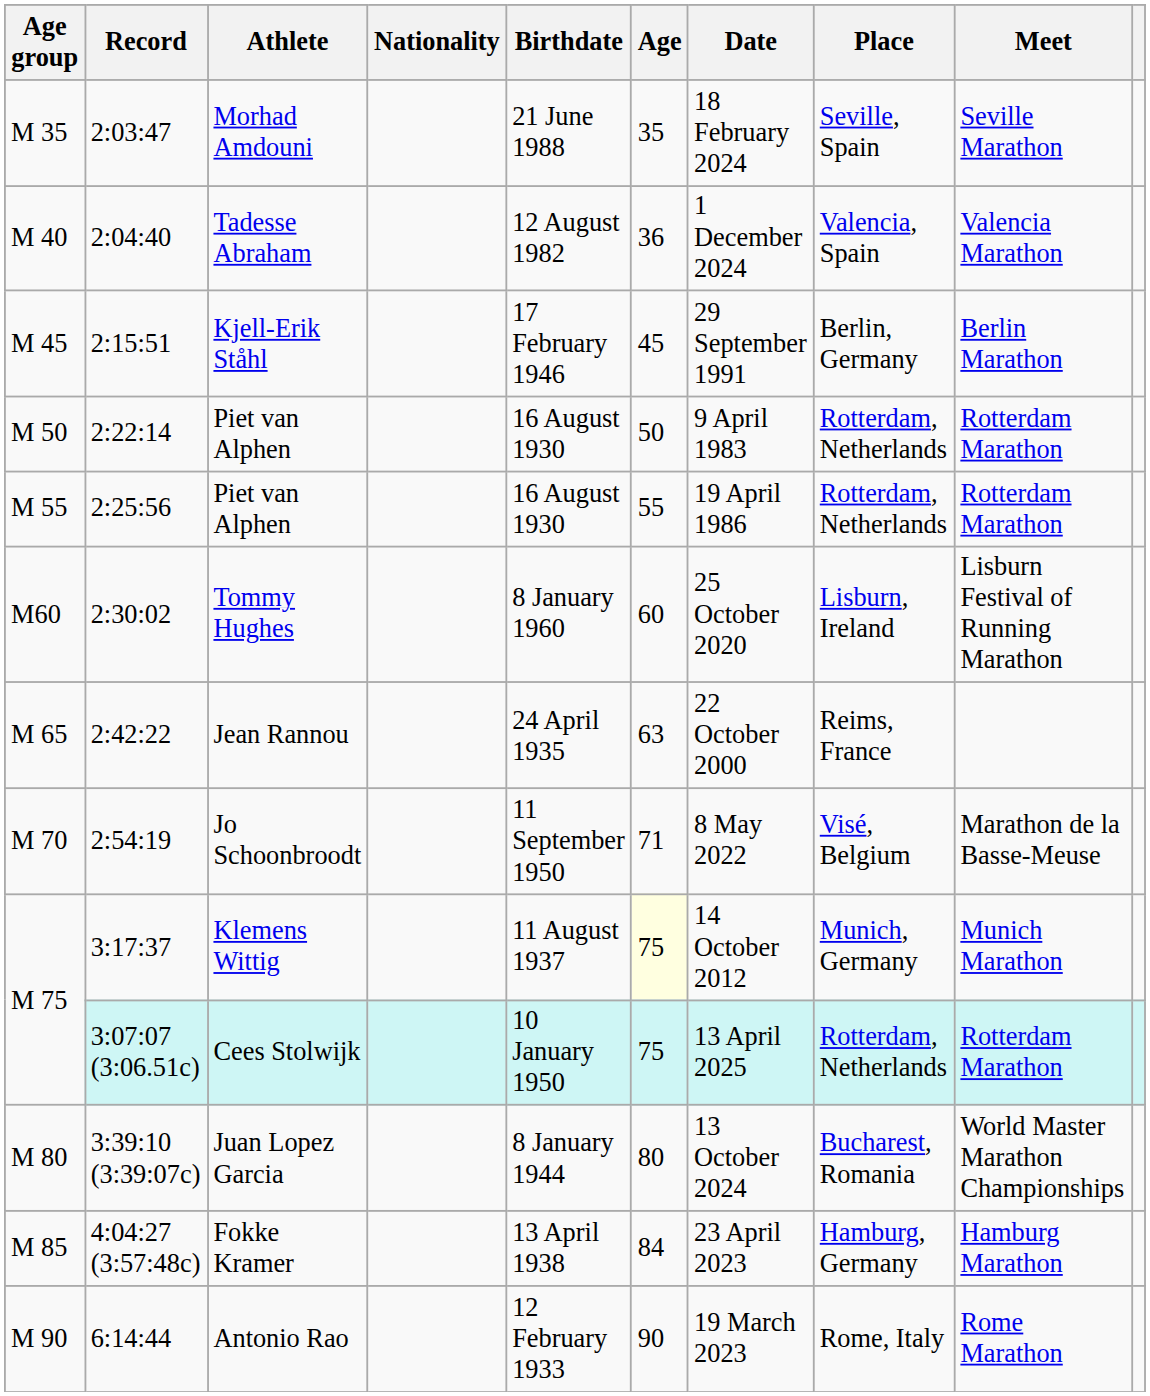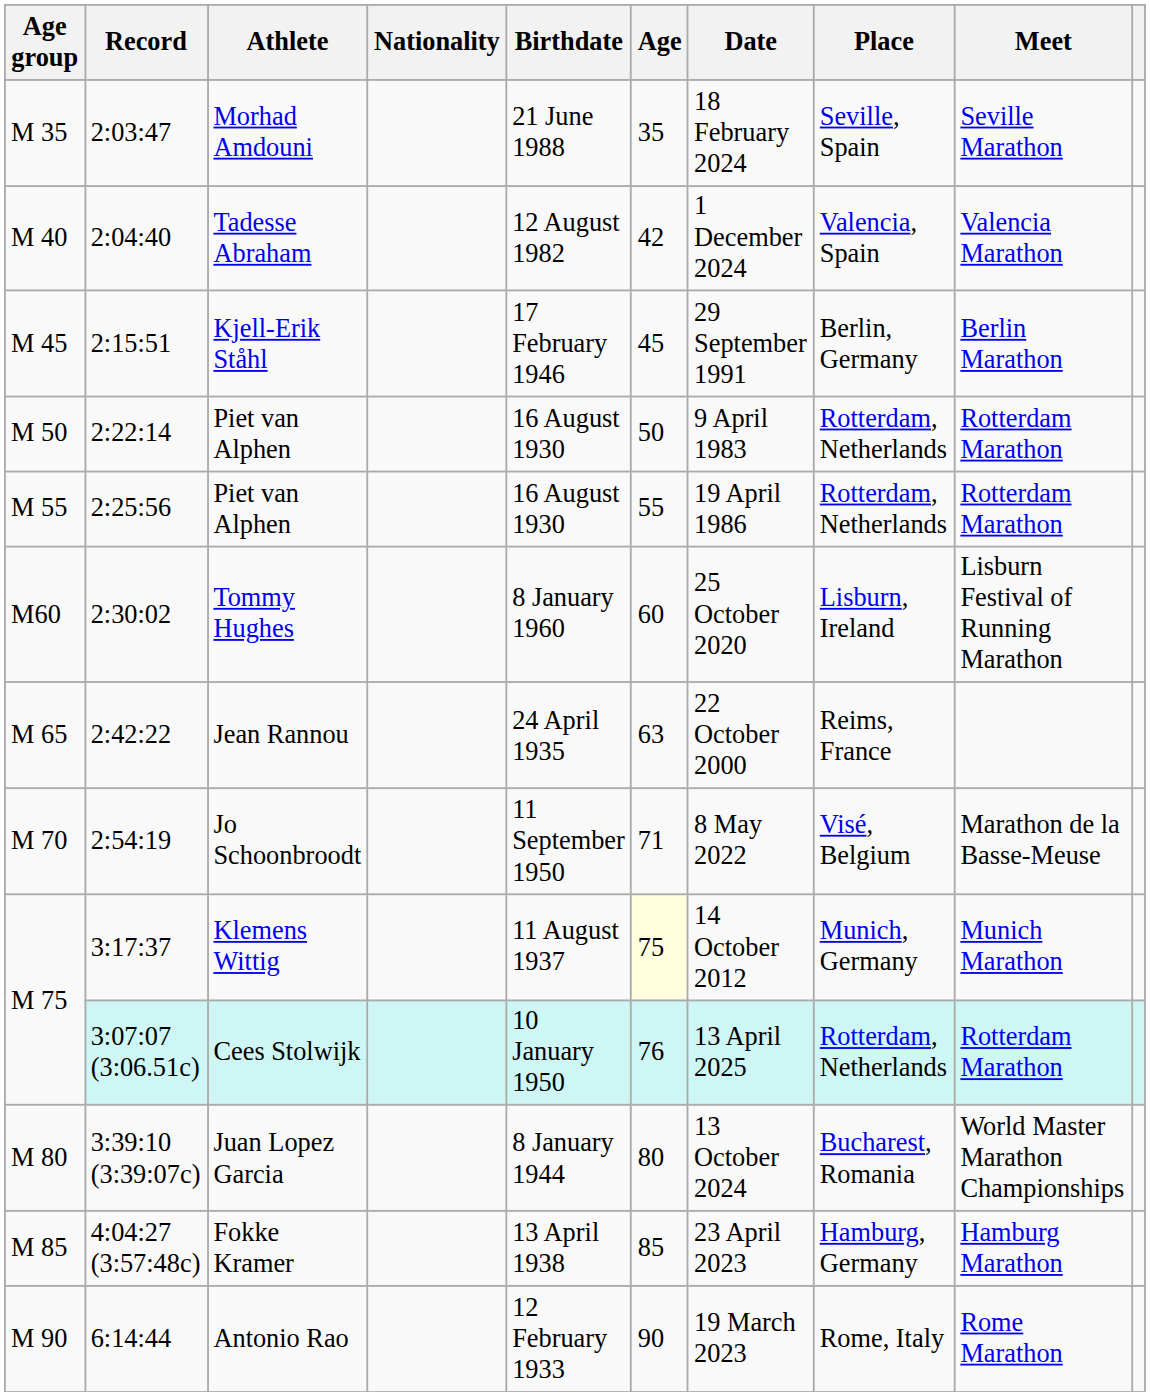(651, 237) 36 -> (651, 237) 42
(651, 1052) 75 -> (651, 1052) 76
(651, 1248) 84 -> (651, 1248) 85
